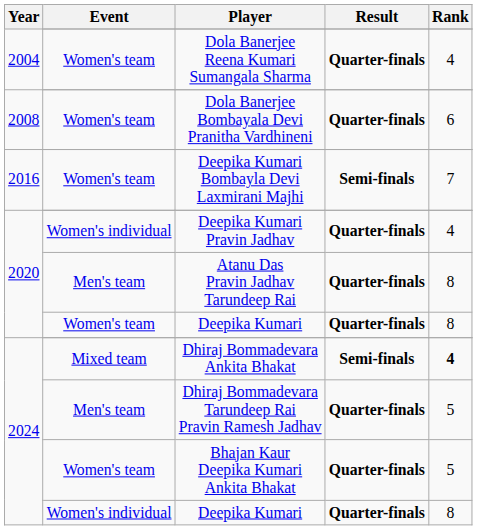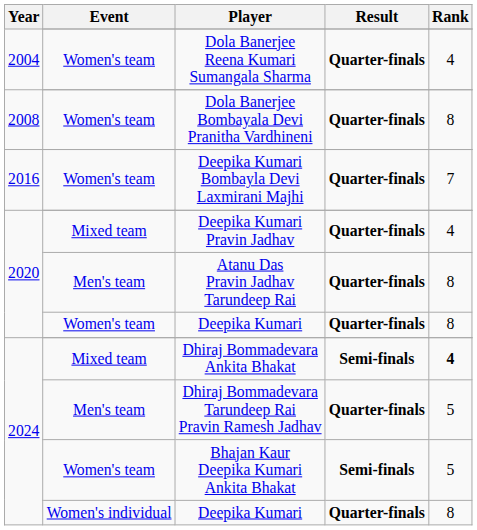(450, 119) 6 -> (450, 119) 8
(377, 179) Semi-finals -> (377, 179) Quarter-finals
(109, 231) Women's individual -> (109, 231) Mixed team
(377, 470) Quarter-finals -> (377, 470) Semi-finals
